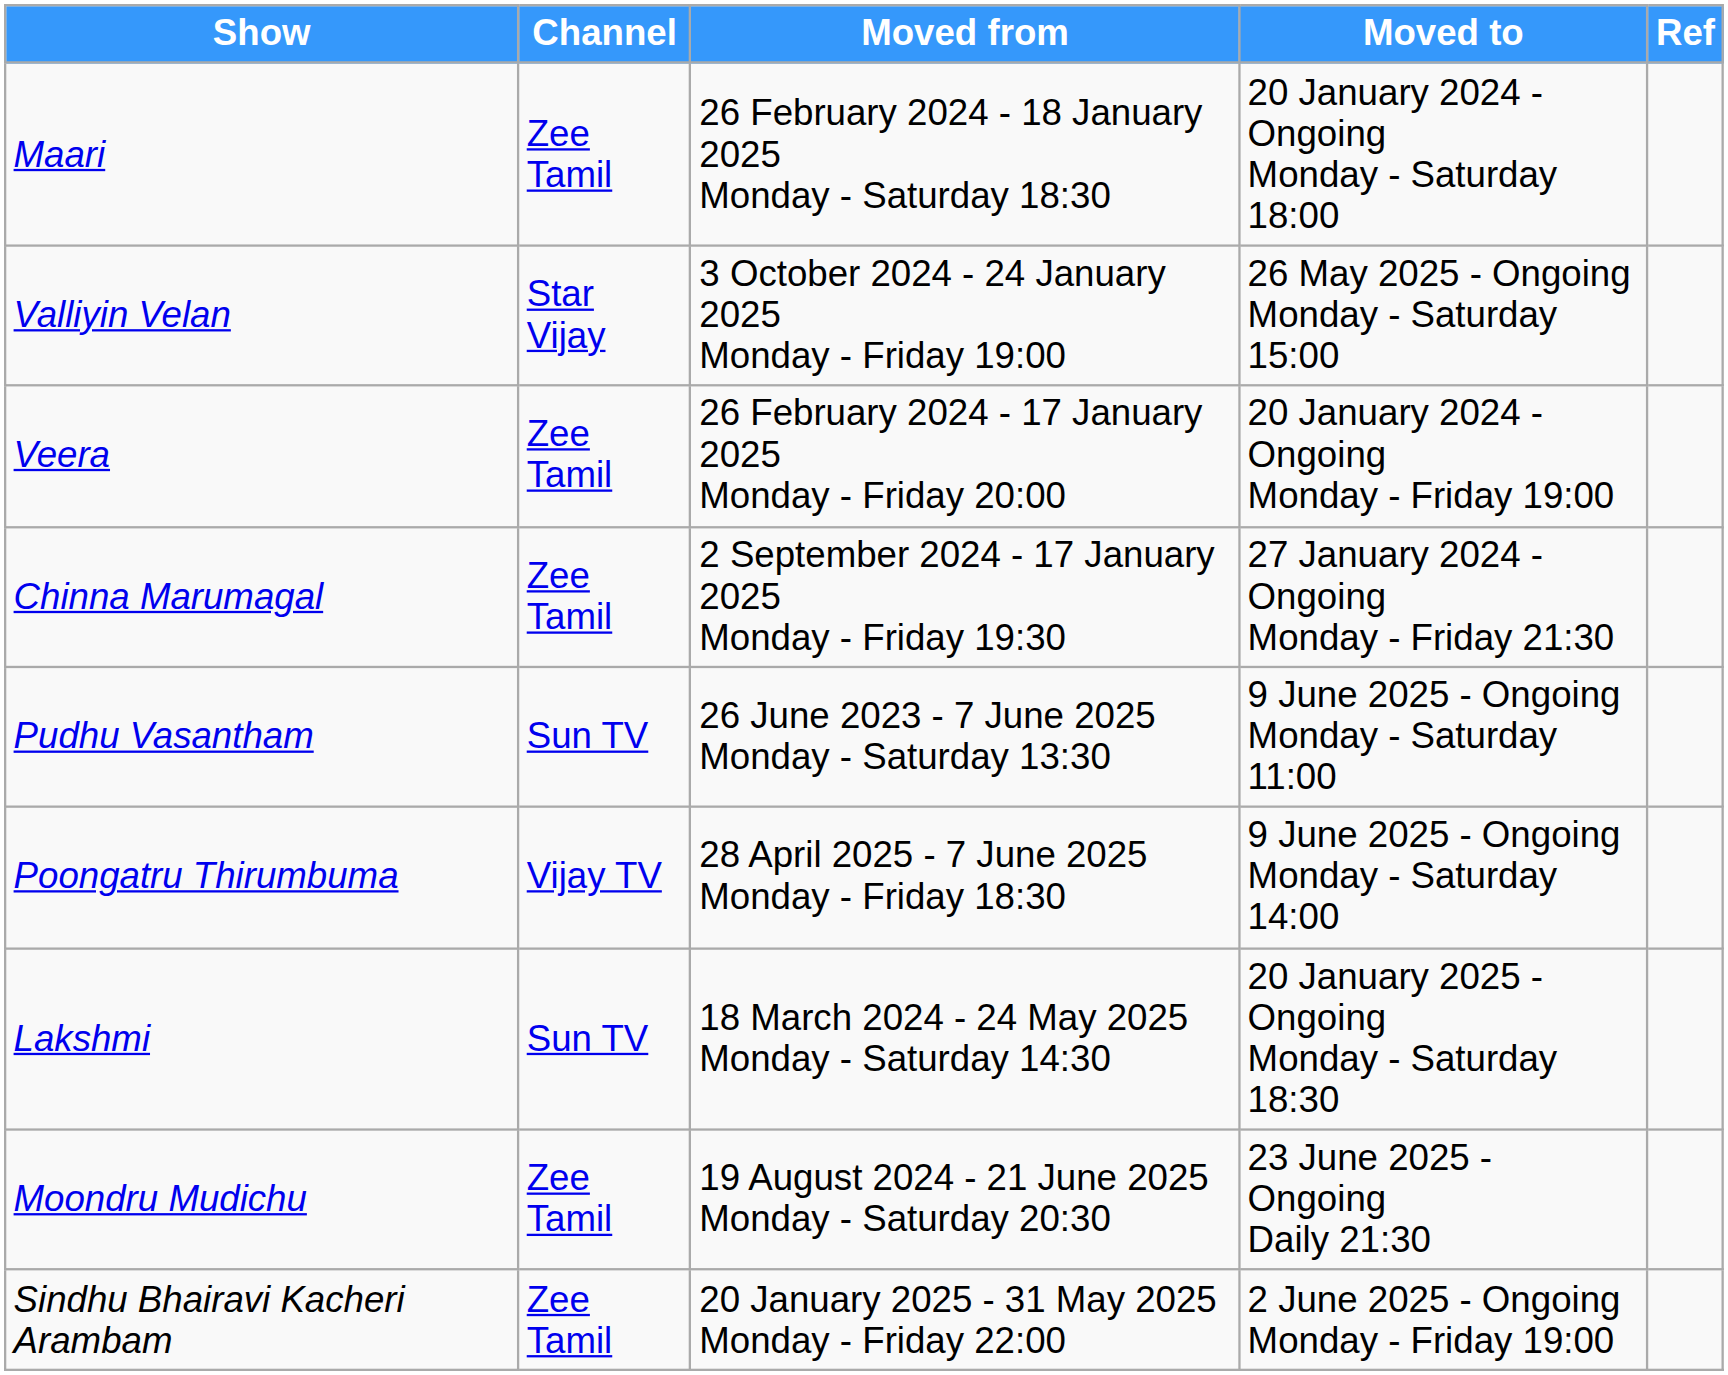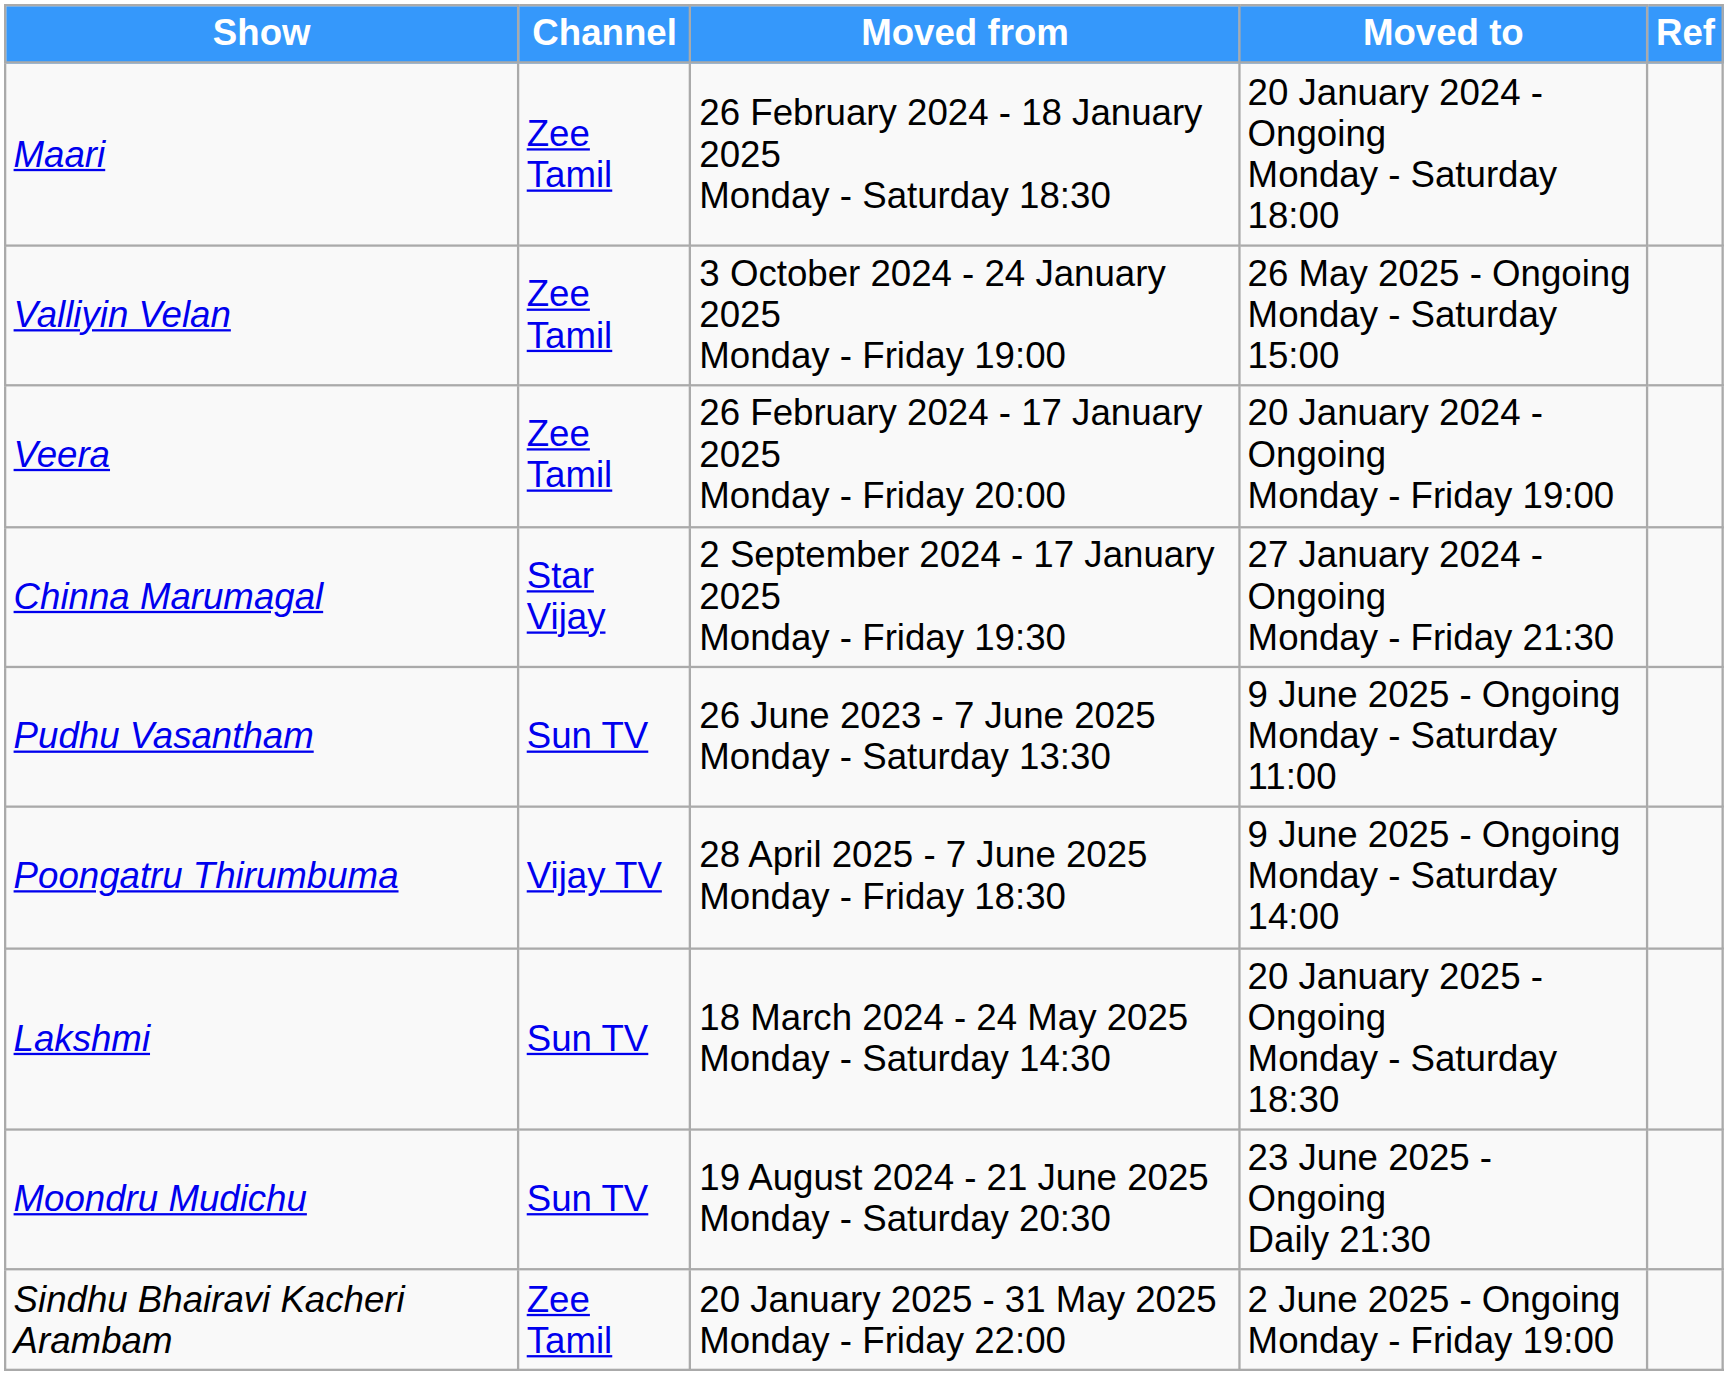(566, 314) Star Vijay -> (569, 314) Zee Tamil
(569, 595) Zee Tamil -> (566, 595) Star Vijay
(569, 1199) Zee Tamil -> (588, 1199) Sun TV
